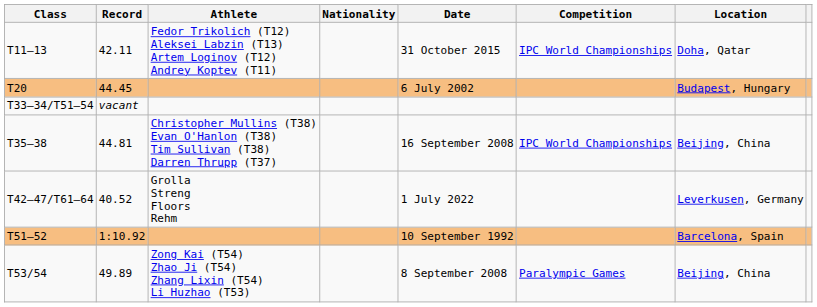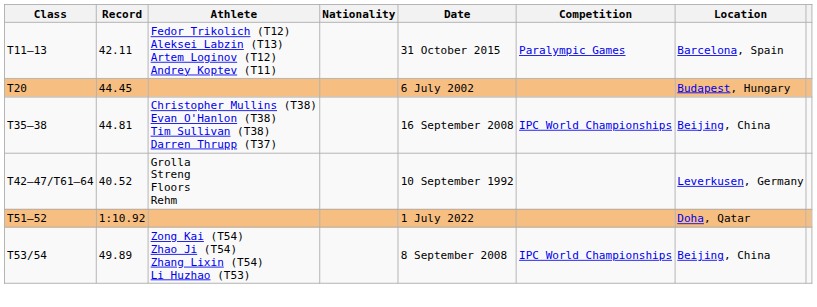(596, 51) IPC World Championships -> (572, 51) Paralympic Games
(714, 51) Doha, Qatar -> (731, 51) Barcelona, Spain
- row: (50, 106)
(437, 199) 1 July 2022 -> (457, 181) 10 September 1992
(457, 236) 10 September 1992 -> (437, 218) 1 July 2022
(731, 236) Barcelona, Spain -> (714, 218) Doha, Qatar
(572, 273) Paralympic Games -> (596, 255) IPC World Championships
